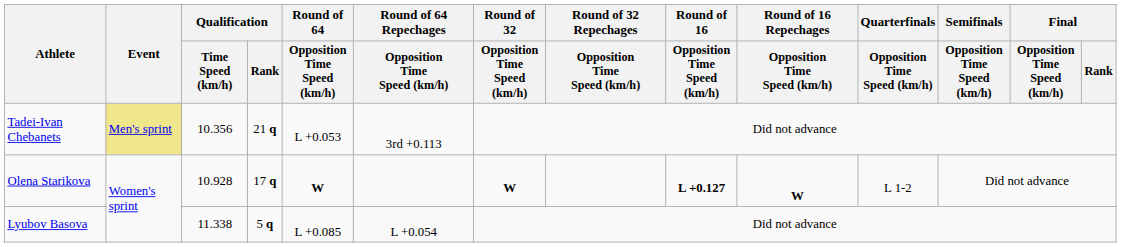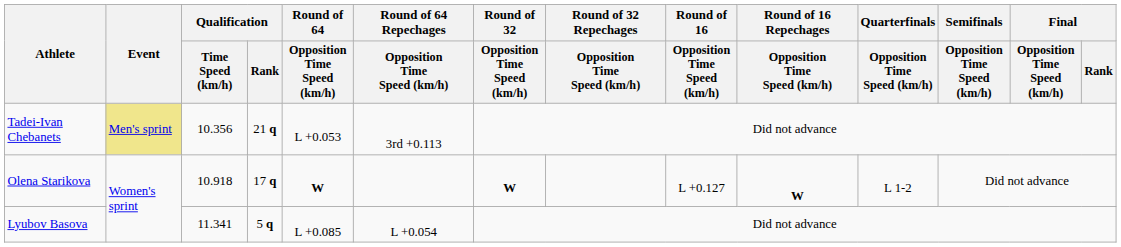(215, 180) 10.928 -> (215, 180) 10.918
(702, 188) bold -> (702, 188) normal
(215, 224) 11.338 -> (215, 224) 11.341
